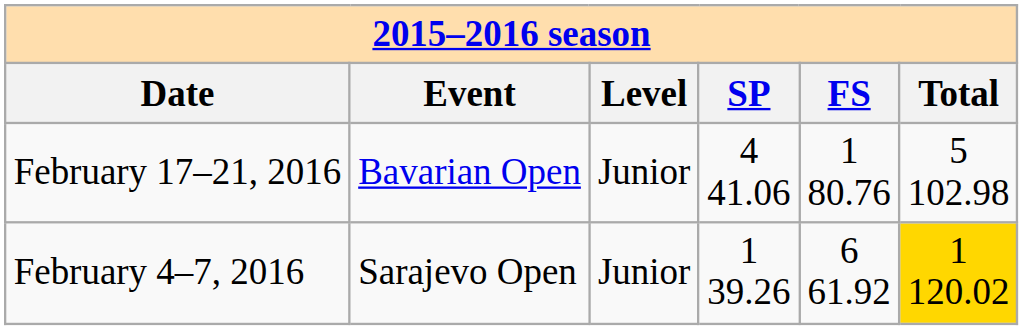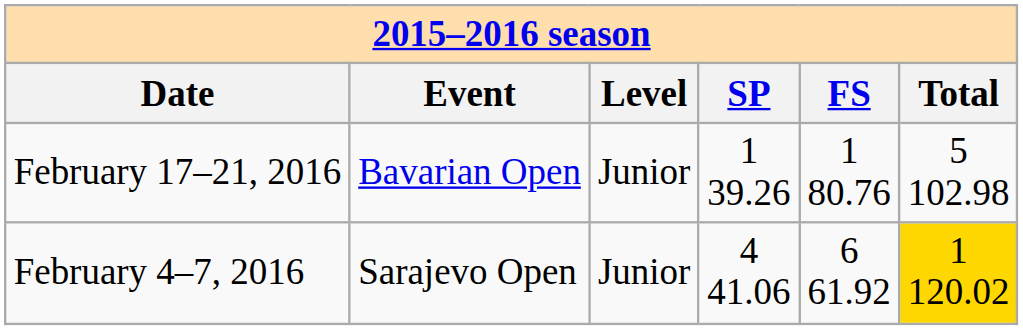(749, 171) 4 41.06 -> (749, 171) 1 39.26
(749, 272) 1 39.26 -> (749, 272) 4 41.06
